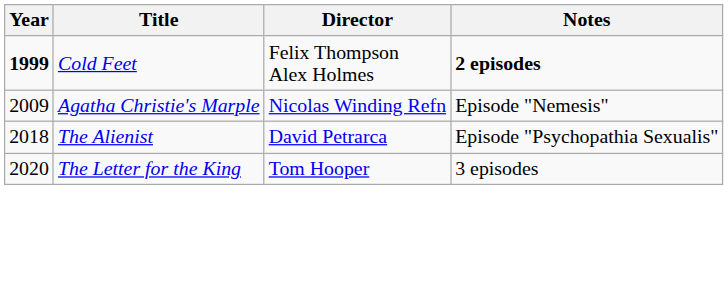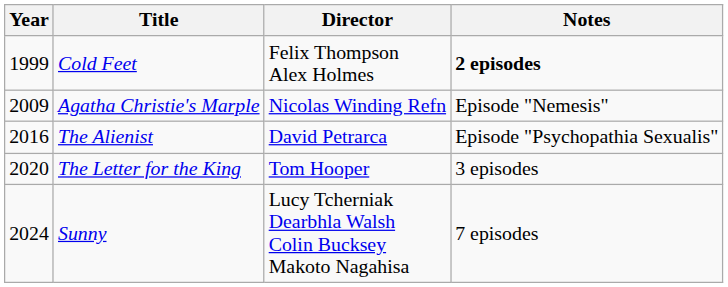(29, 62) bold -> (29, 62) normal
(29, 136) 2018 -> (29, 136) 2016
+ row: (82, 233)
